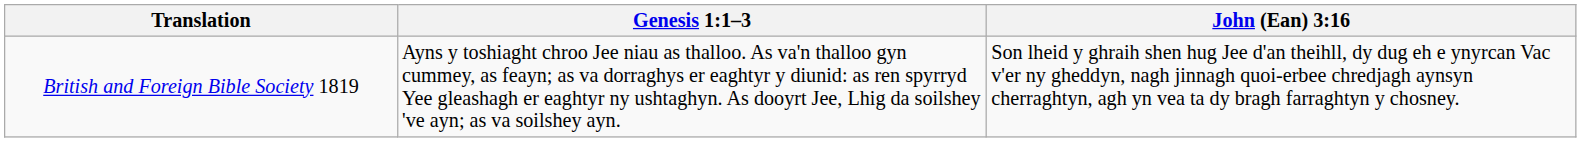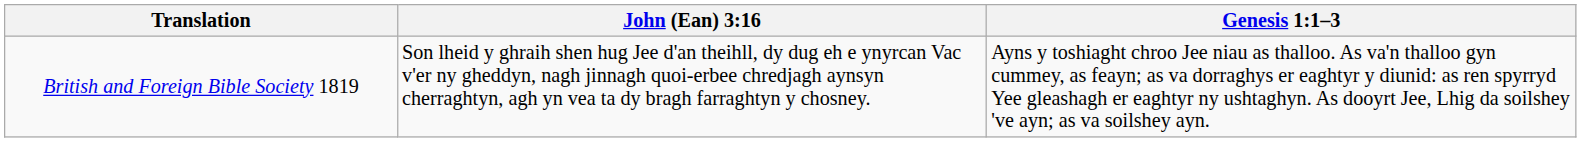columns swapped: (692, 20) <-> (1281, 20)
